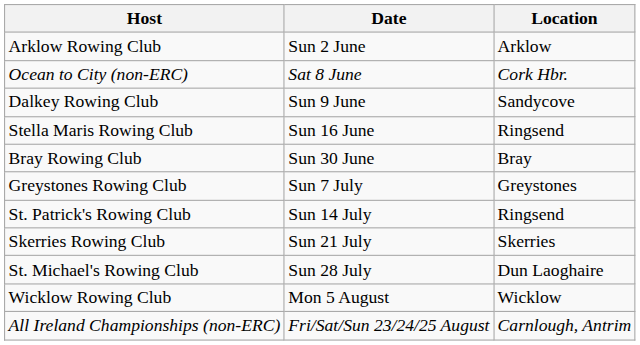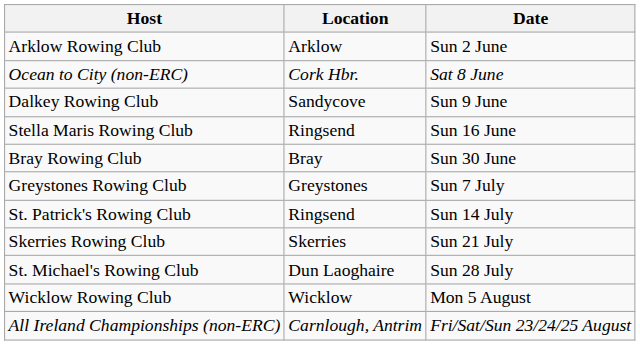columns swapped: (564, 18) <-> (389, 18)
